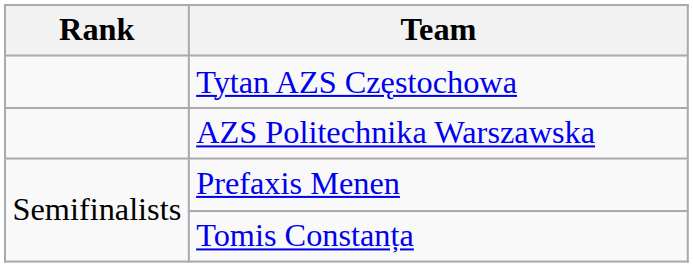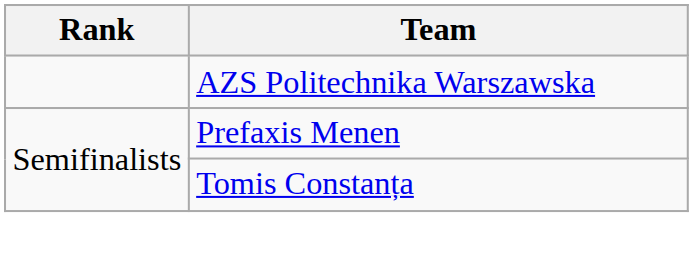- row: (357, 81)
